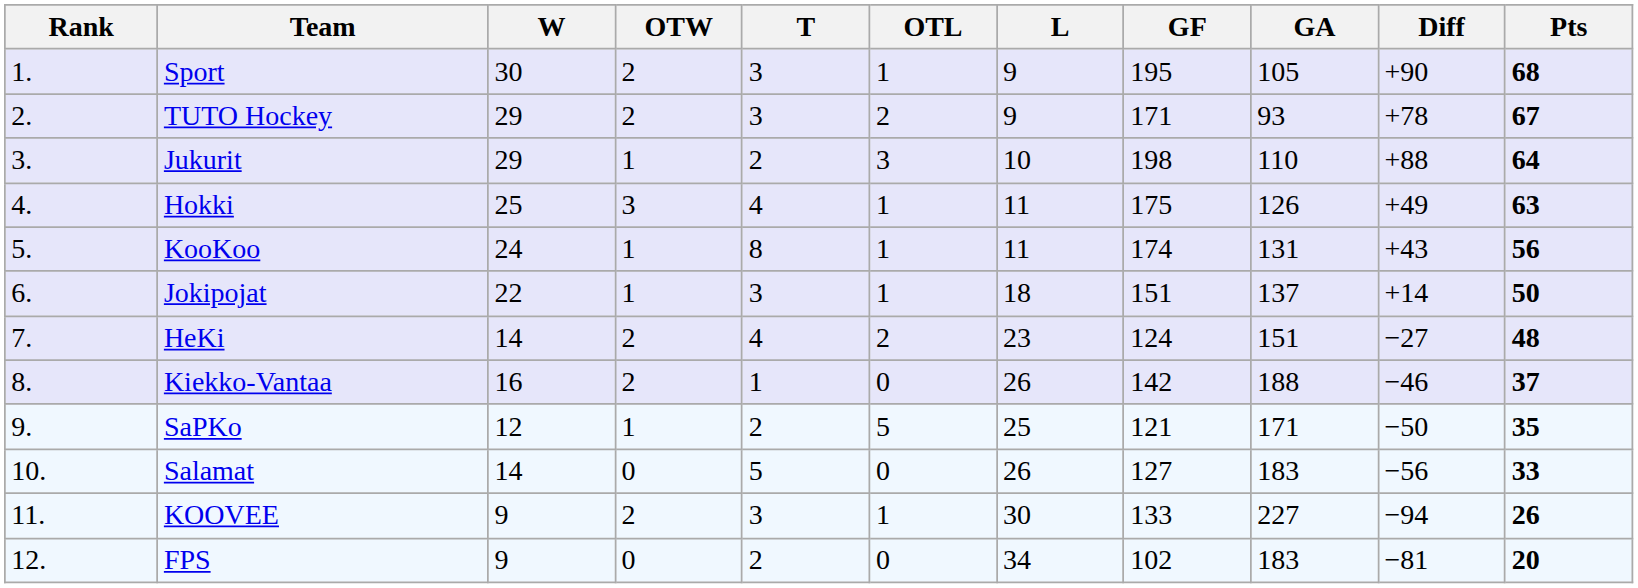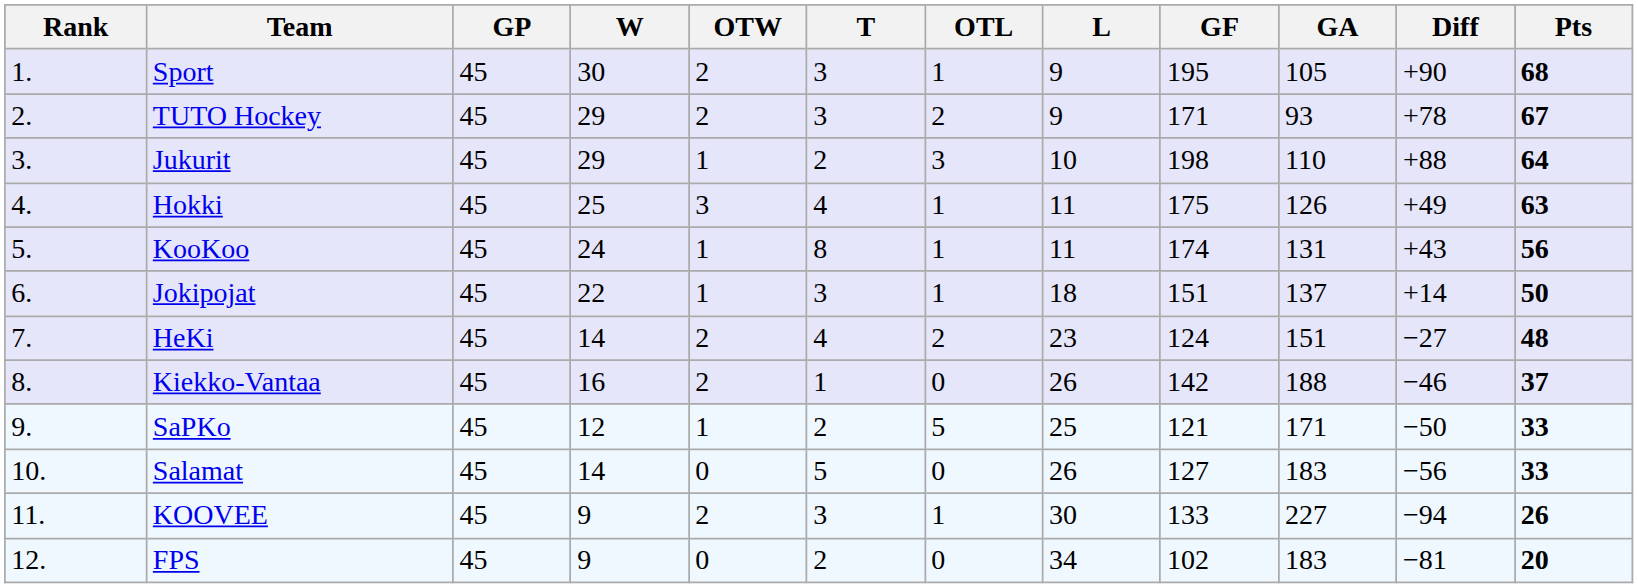+ column: (512, 26)
(1526, 426) 35 -> (1535, 426) 33
